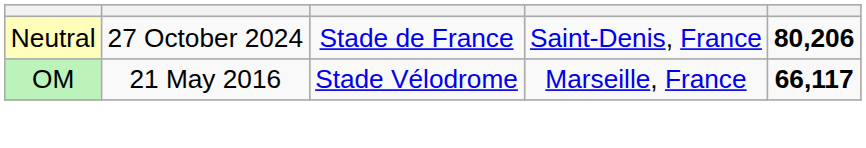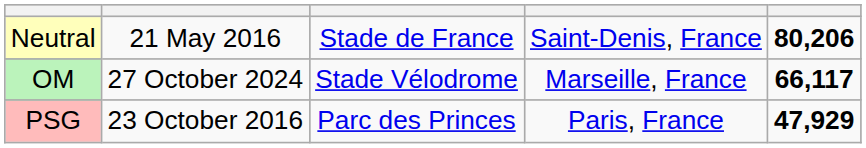(205, 37) 27 October 2024 -> (205, 37) 21 May 2016
(205, 79) 21 May 2016 -> (205, 79) 27 October 2024
+ row: (53, 120)
